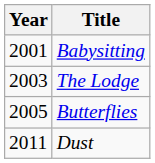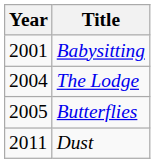(28, 81) 2003 -> (28, 81) 2004
